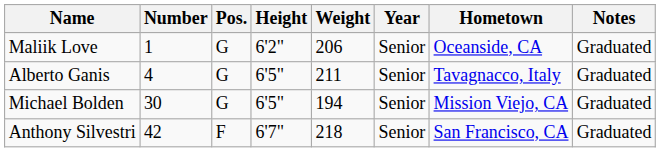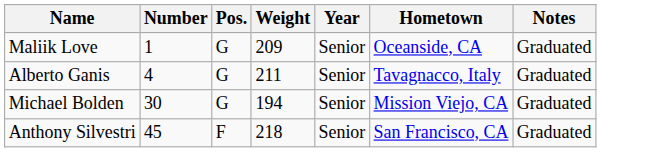- column: (281, 18)
(329, 47) 206 -> (269, 47) 209
(153, 132) 42 -> (153, 132) 45
